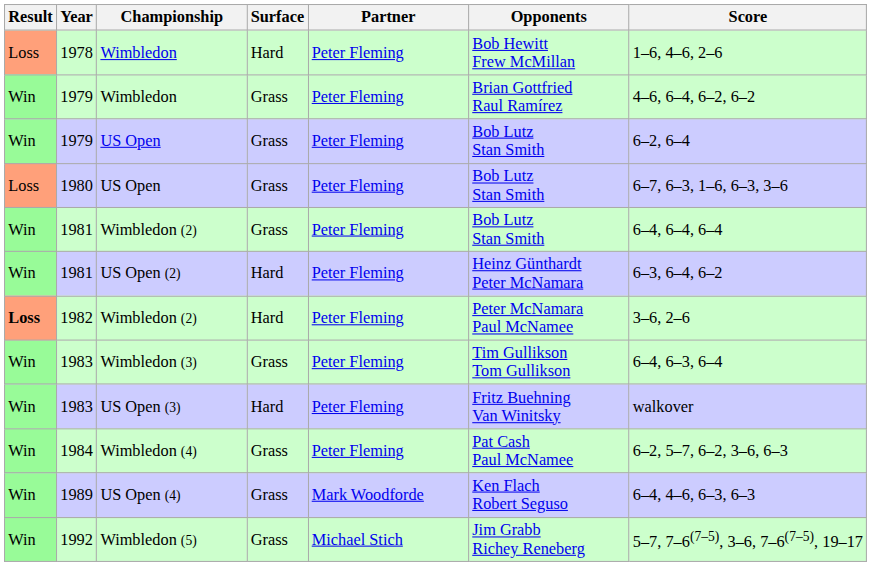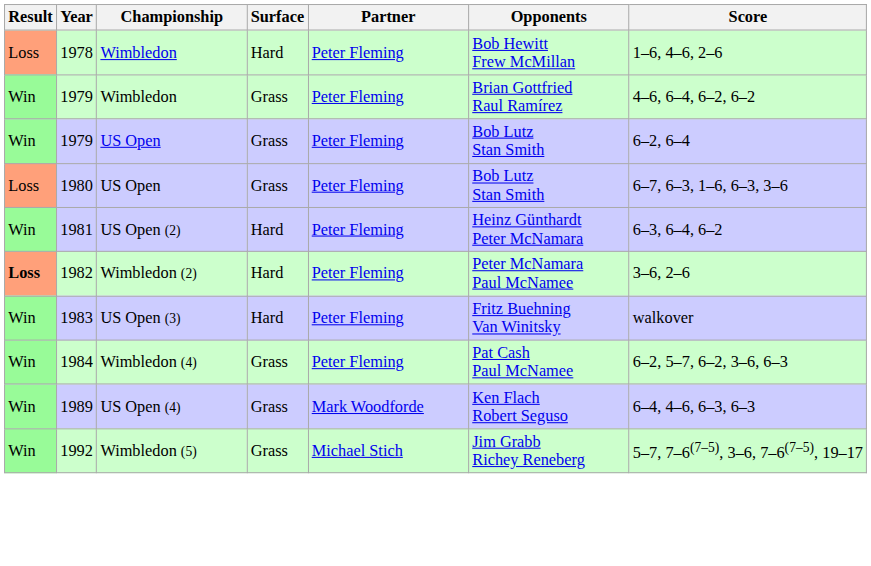- row: (77, 229)
- row: (77, 362)
